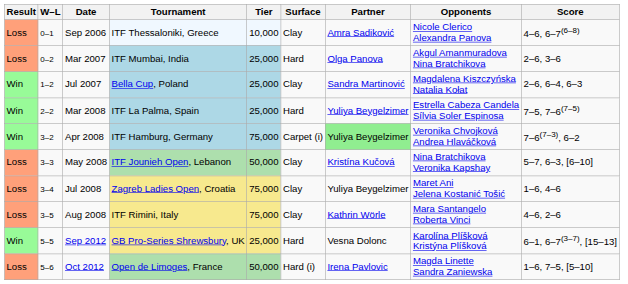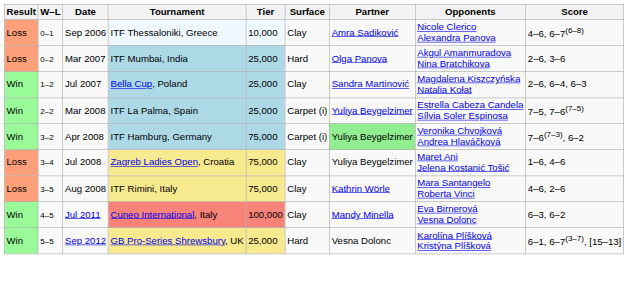(293, 110) Hard -> (307, 110) Carpet (i)
- row: (86, 162)
+ row: (83, 214)
- row: (84, 266)
